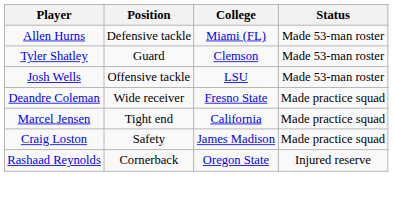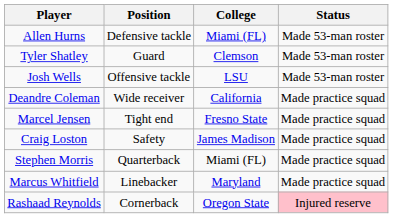(236, 98) Fresno State -> (236, 98) California
(236, 119) California -> (236, 119) Fresno State
+ row: (54, 160)
+ row: (54, 181)
(333, 160) no background -> (333, 202) pink background
